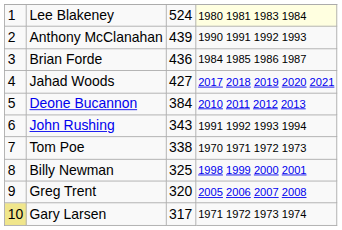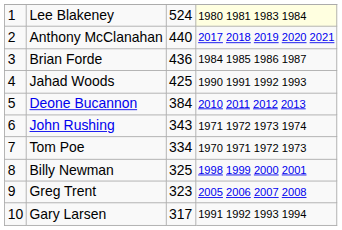(181, 37) 439 -> (181, 37) 440
(252, 38) 1990 1991 1992 1993 -> (266, 38) 2017 2018 2019 2020 2021
(181, 81) 427 -> (181, 81) 425
(266, 82) 2017 2018 2019 2020 2021 -> (252, 82) 1990 1991 1992 1993
(252, 126) 1991 1992 1993 1994 -> (252, 126) 1971 1972 1973 1974
(181, 147) 338 -> (181, 147) 334
(181, 192) 320 -> (181, 192) 323
(15, 214) khaki background -> (15, 214) no background
(252, 214) 1971 1972 1973 1974 -> (252, 214) 1991 1992 1993 1994
